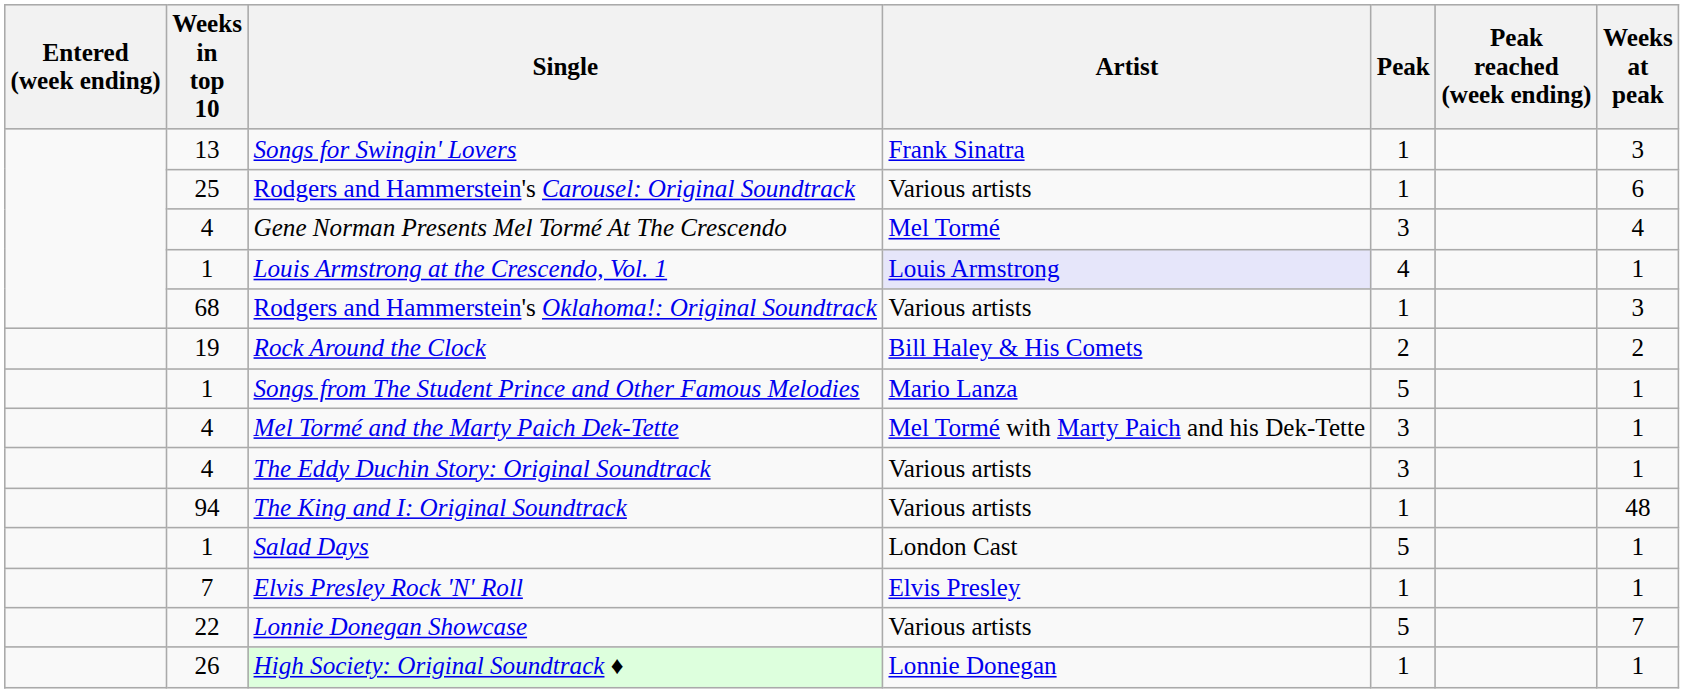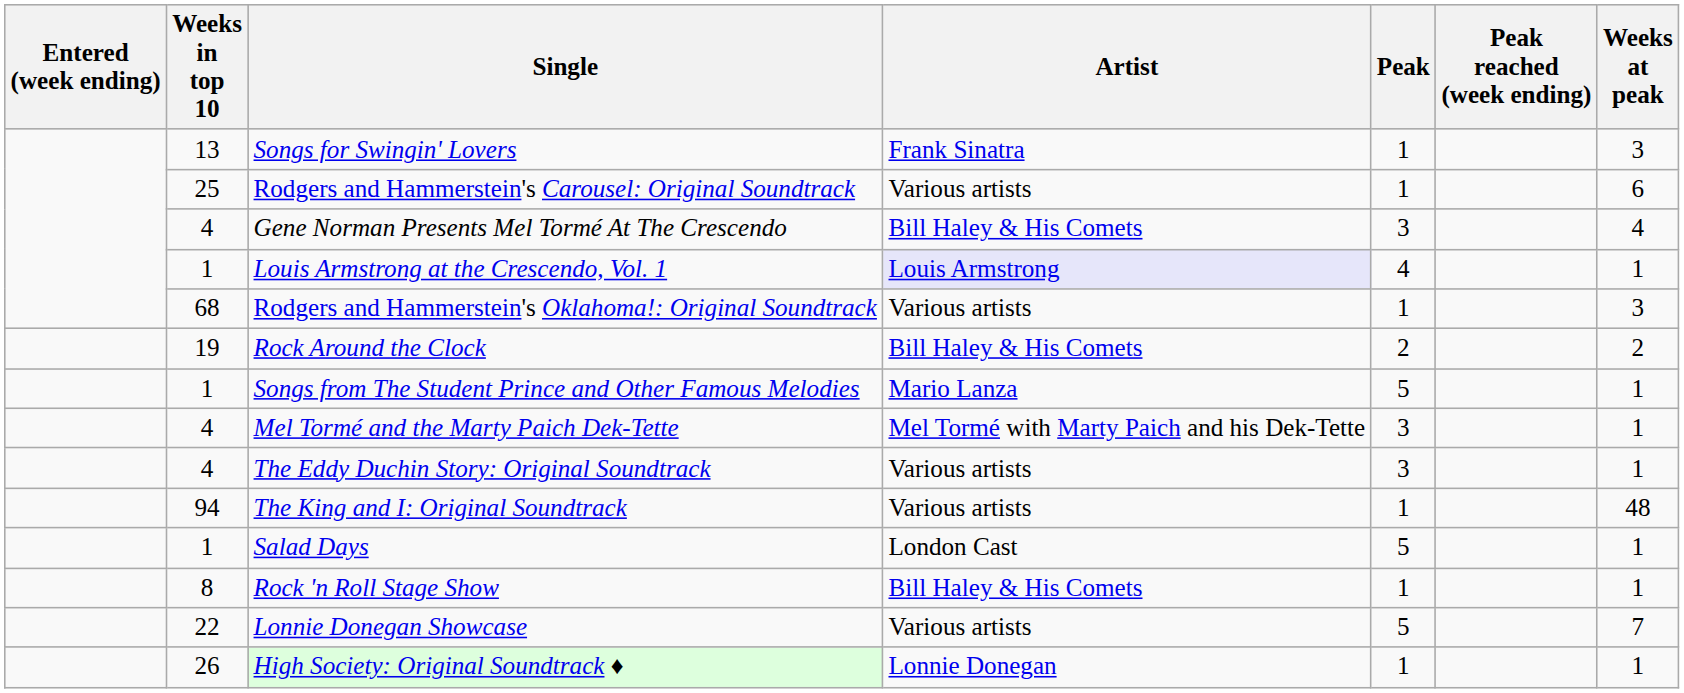(944, 228) Mel Tormé -> (1015, 228) Bill Haley & His Comets
+ row: (376, 587)
- row: (388, 587)
